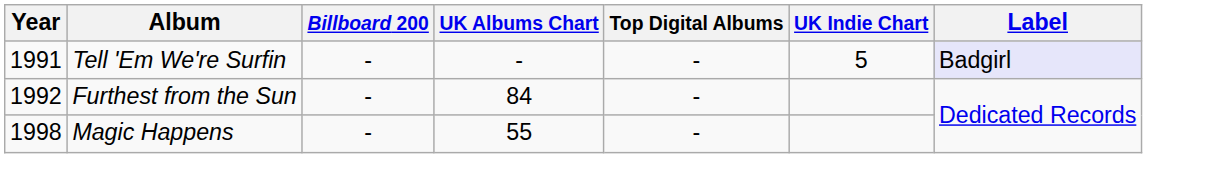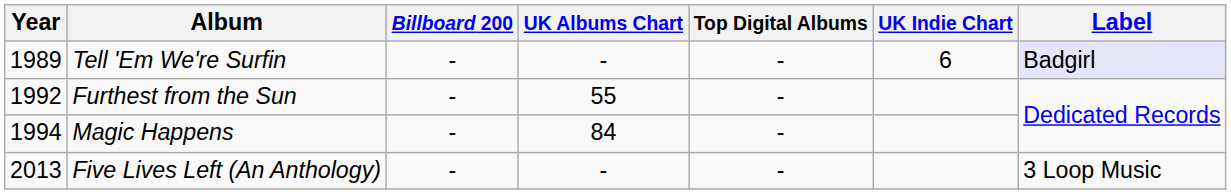(36, 59) 1991 -> (36, 59) 1989
(861, 59) 5 -> (945, 59) 6
(519, 96) 84 -> (603, 96) 55
(36, 133) 1998 -> (36, 133) 1994
(519, 133) 55 -> (603, 133) 84
+ row: (227, 170)
